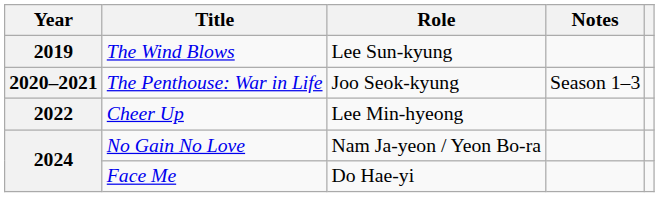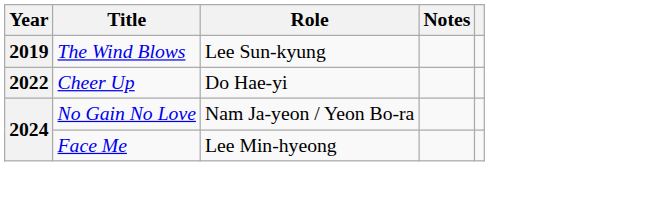- row: (215, 82)
(397, 113) Lee Min-hyeong -> (246, 82) Do Hae-yi
(373, 176) Do Hae-yi -> (271, 144) Lee Min-hyeong
